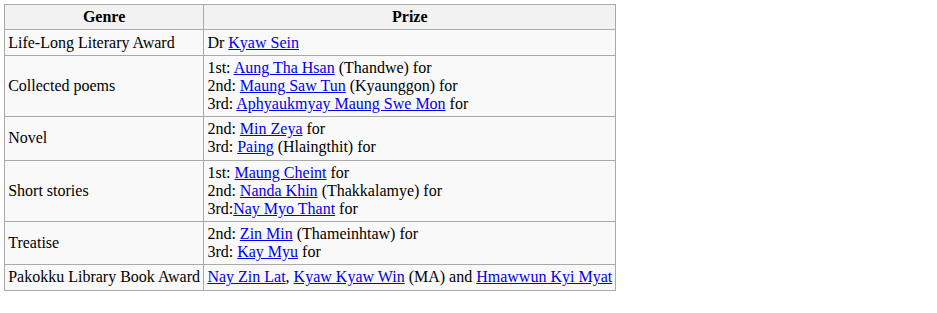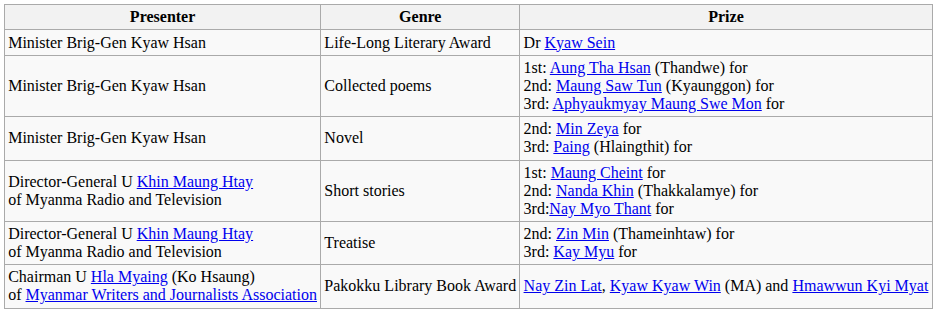+ column: (163, 17)
